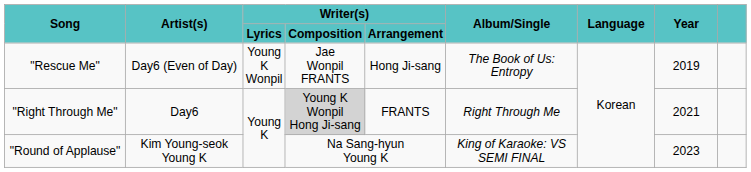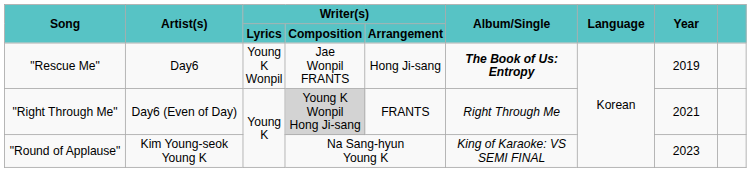(184, 66) Day6 (Even of Day) -> (184, 66) Day6
(512, 66) normal -> (512, 66) bold
(184, 112) Day6 -> (184, 112) Day6 (Even of Day)
